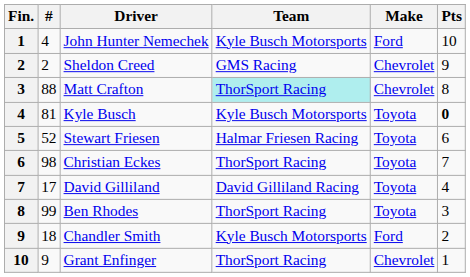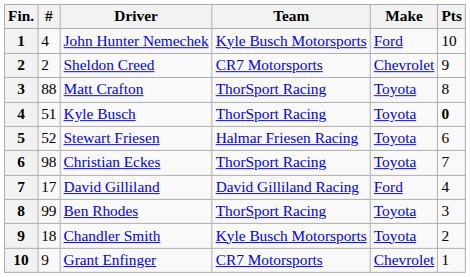(256, 65) GMS Racing -> (269, 65) CR7 Motorsports
(271, 89) paleturquoise background -> (271, 89) no background
(404, 89) Chevrolet -> (395, 89) Toyota
(49, 114) 81 -> (49, 114) 51
(291, 114) Kyle Busch Motorsports -> (271, 114) ThorSport Racing
(395, 187) Toyota -> (388, 187) Ford
(388, 235) Ford -> (395, 235) Toyota
(271, 260) ThorSport Racing -> (269, 260) CR7 Motorsports
